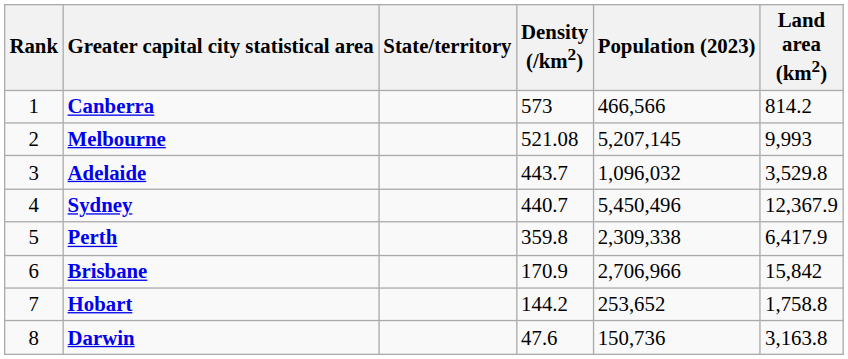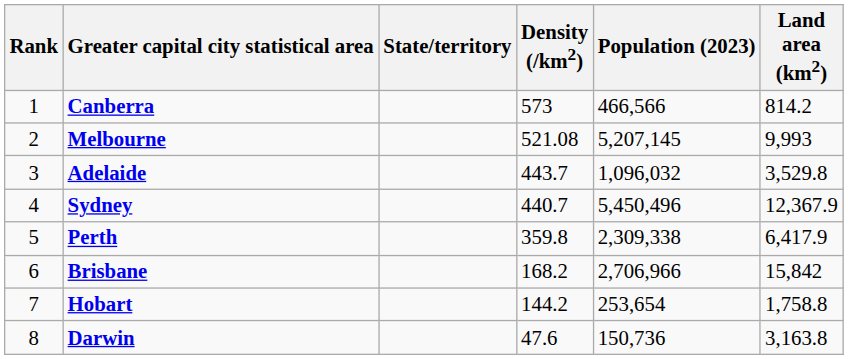(544, 271) 170.9 -> (544, 271) 168.2
(632, 304) 253,652 -> (632, 304) 253,654
